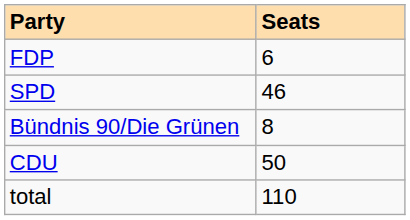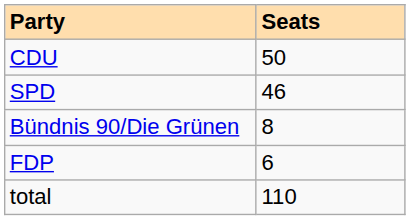rows swapped: (34, 162) <-> (32, 57)
